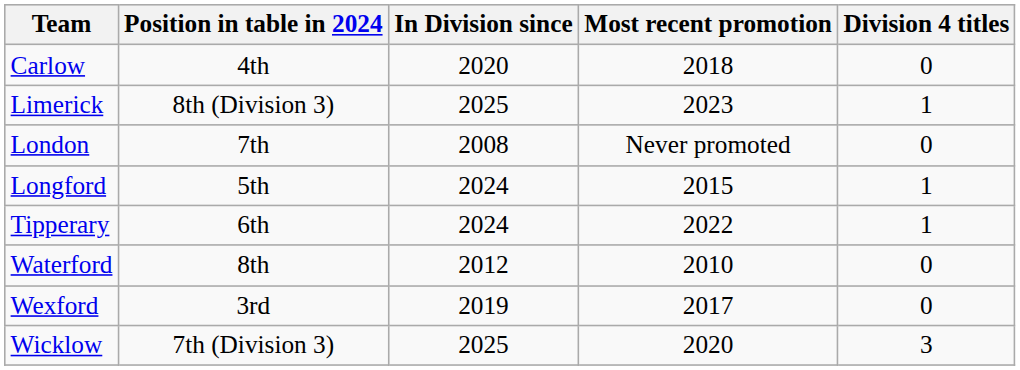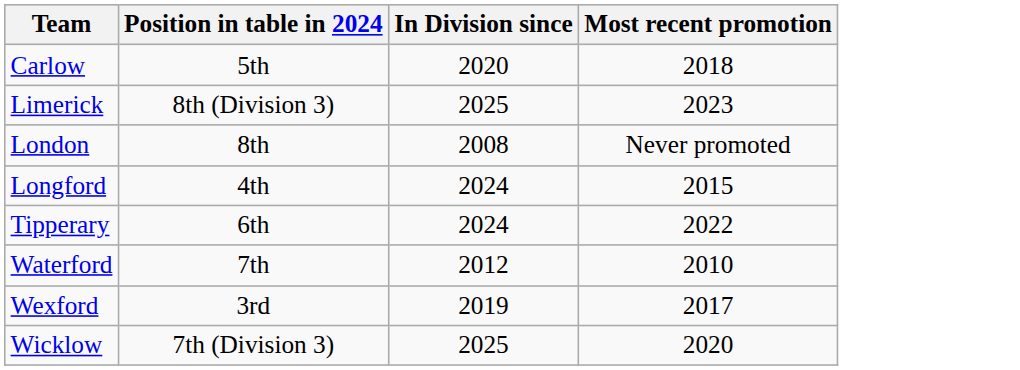- column: (926, 24)
(253, 64) 4th -> (253, 64) 5th
(253, 144) 7th -> (253, 144) 8th
(253, 184) 5th -> (253, 184) 4th
(253, 265) 8th -> (253, 265) 7th
